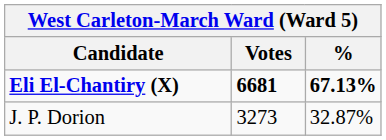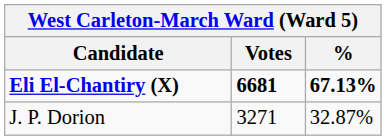(257, 118) 3273 -> (257, 118) 3271
